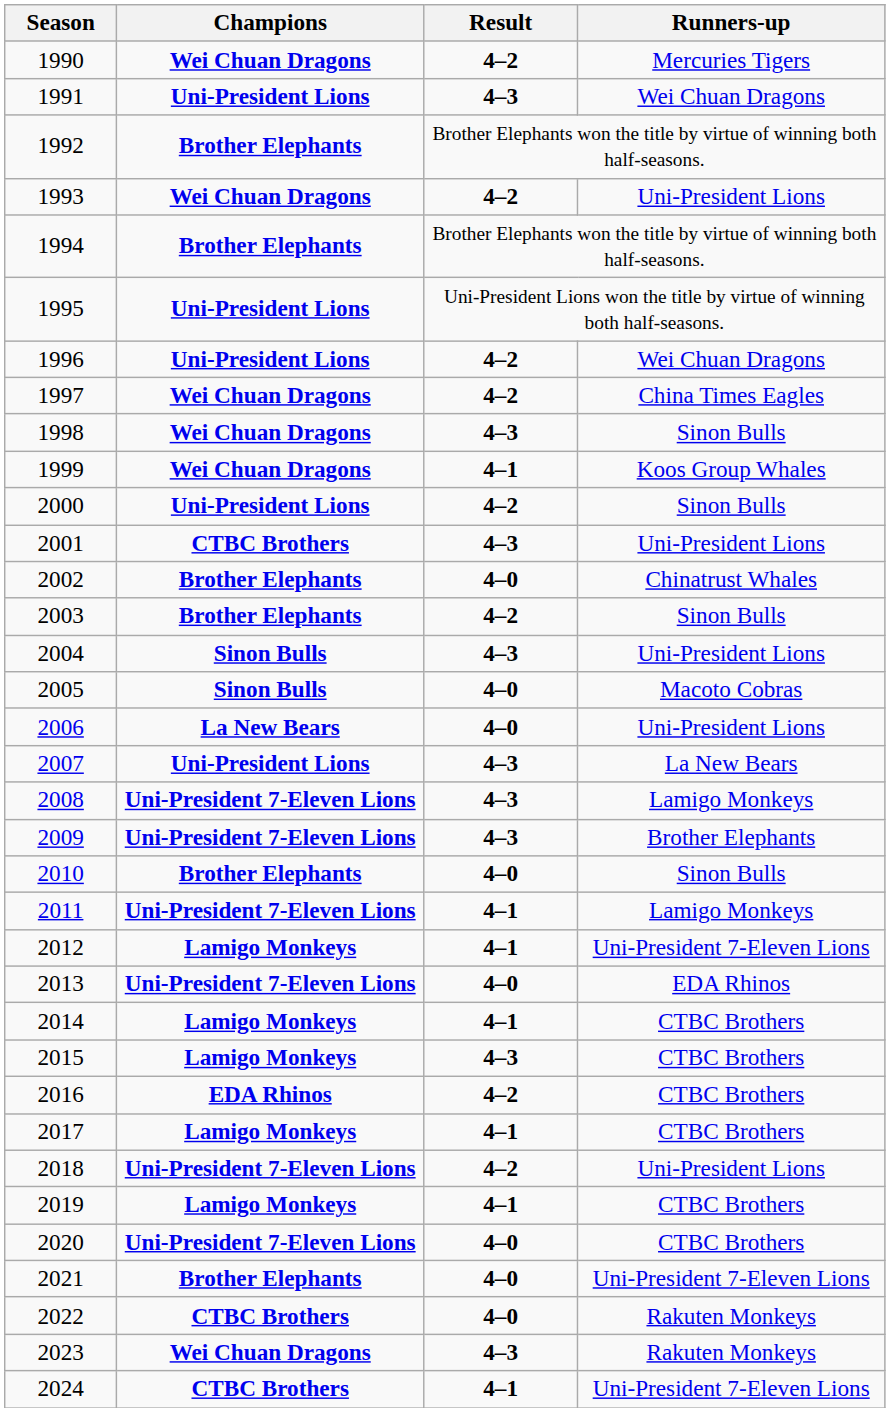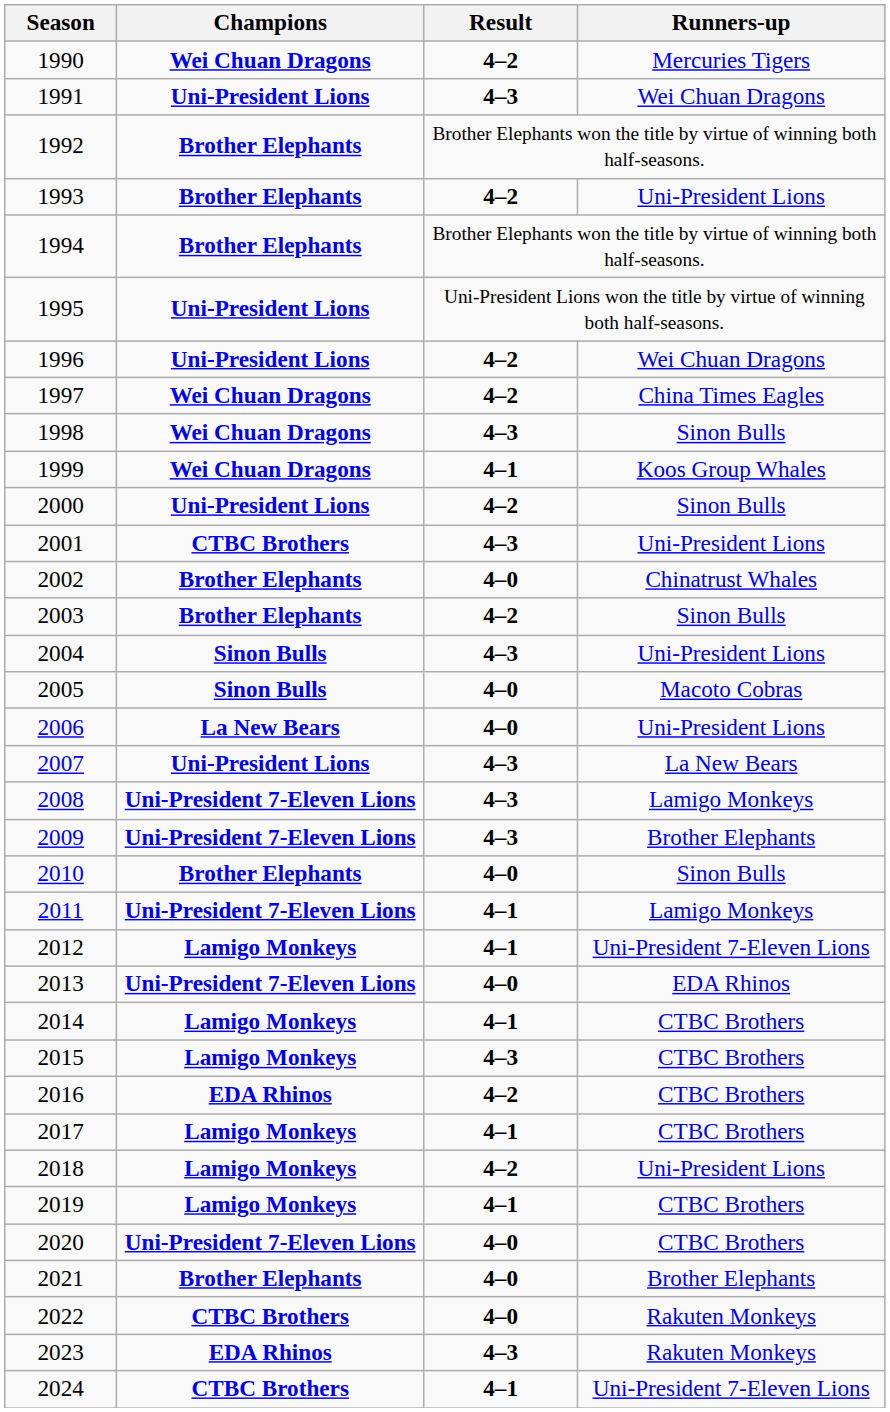(270, 196) Wei Chuan Dragons -> (270, 196) Brother Elephants
(270, 1168) Uni-President 7-Eleven Lions -> (270, 1168) Lamigo Monkeys
(731, 1278) Uni-President 7-Eleven Lions -> (731, 1278) Brother Elephants
(270, 1352) Wei Chuan Dragons -> (270, 1352) EDA Rhinos
